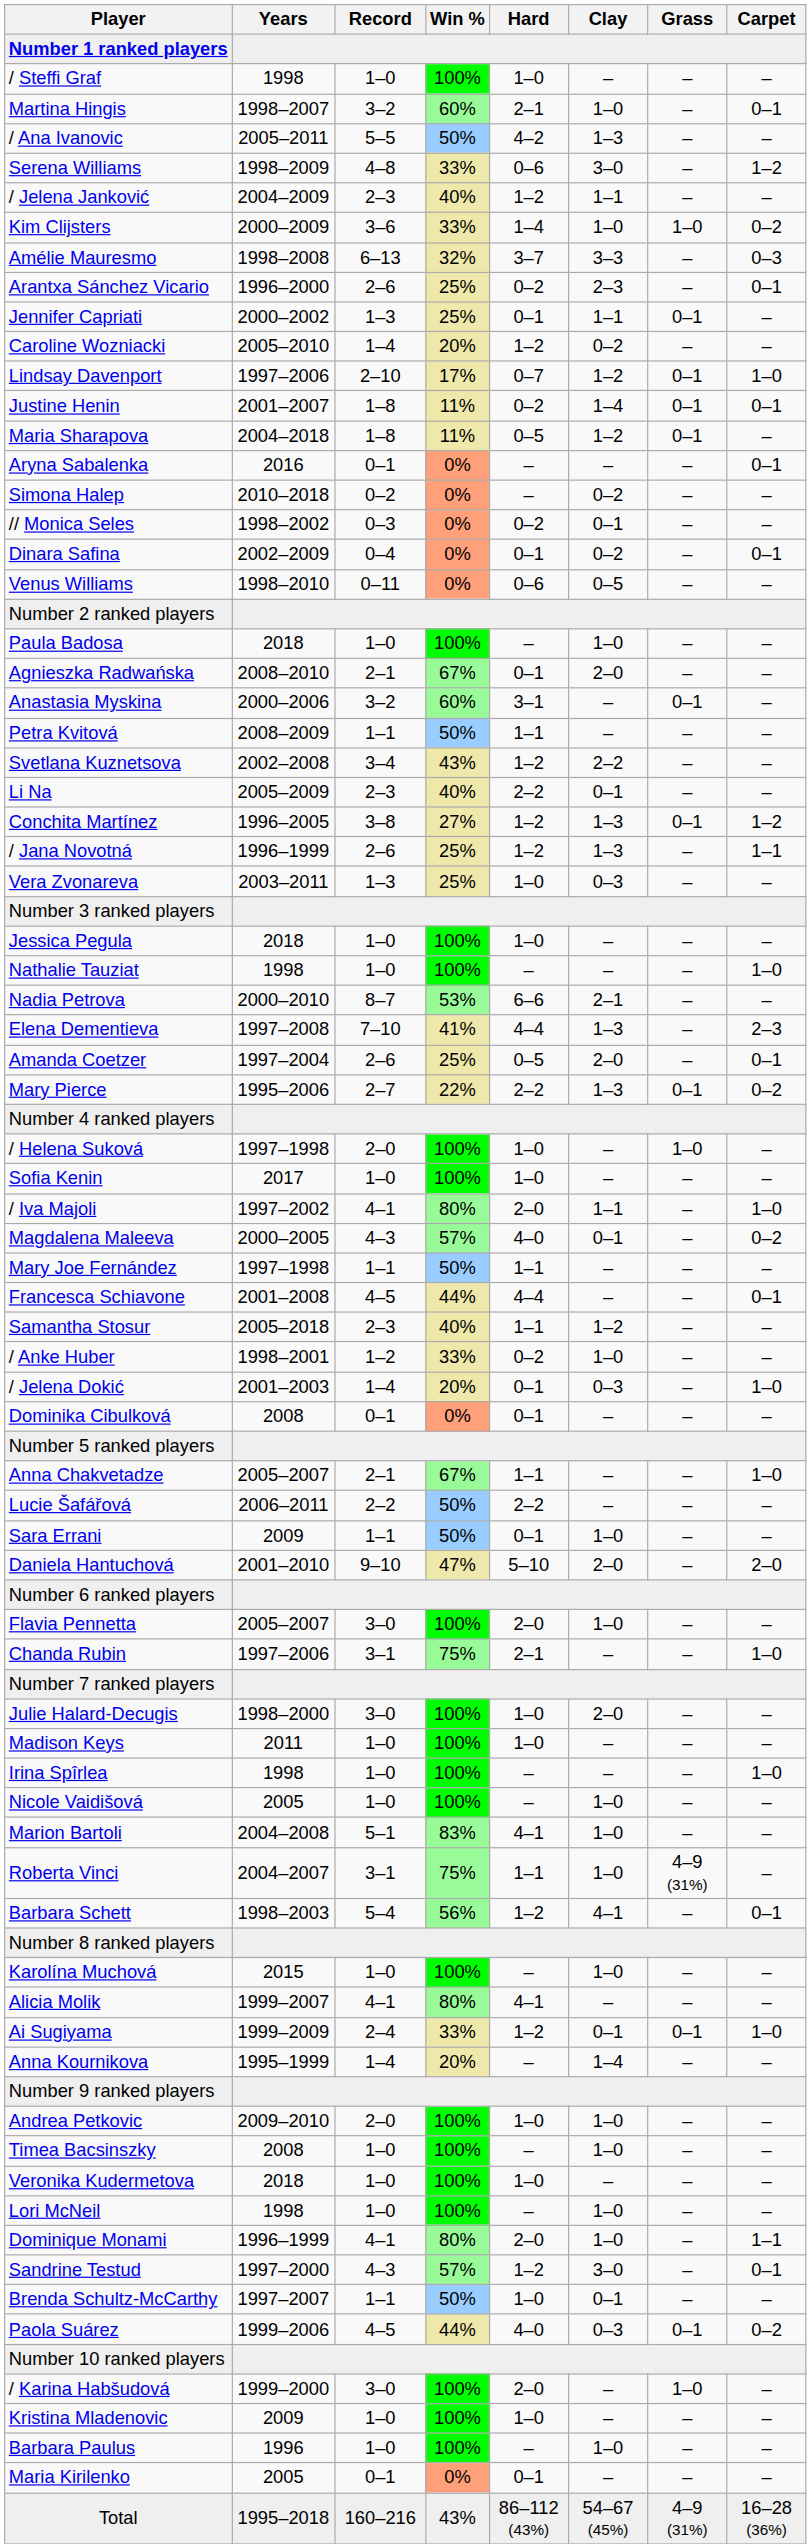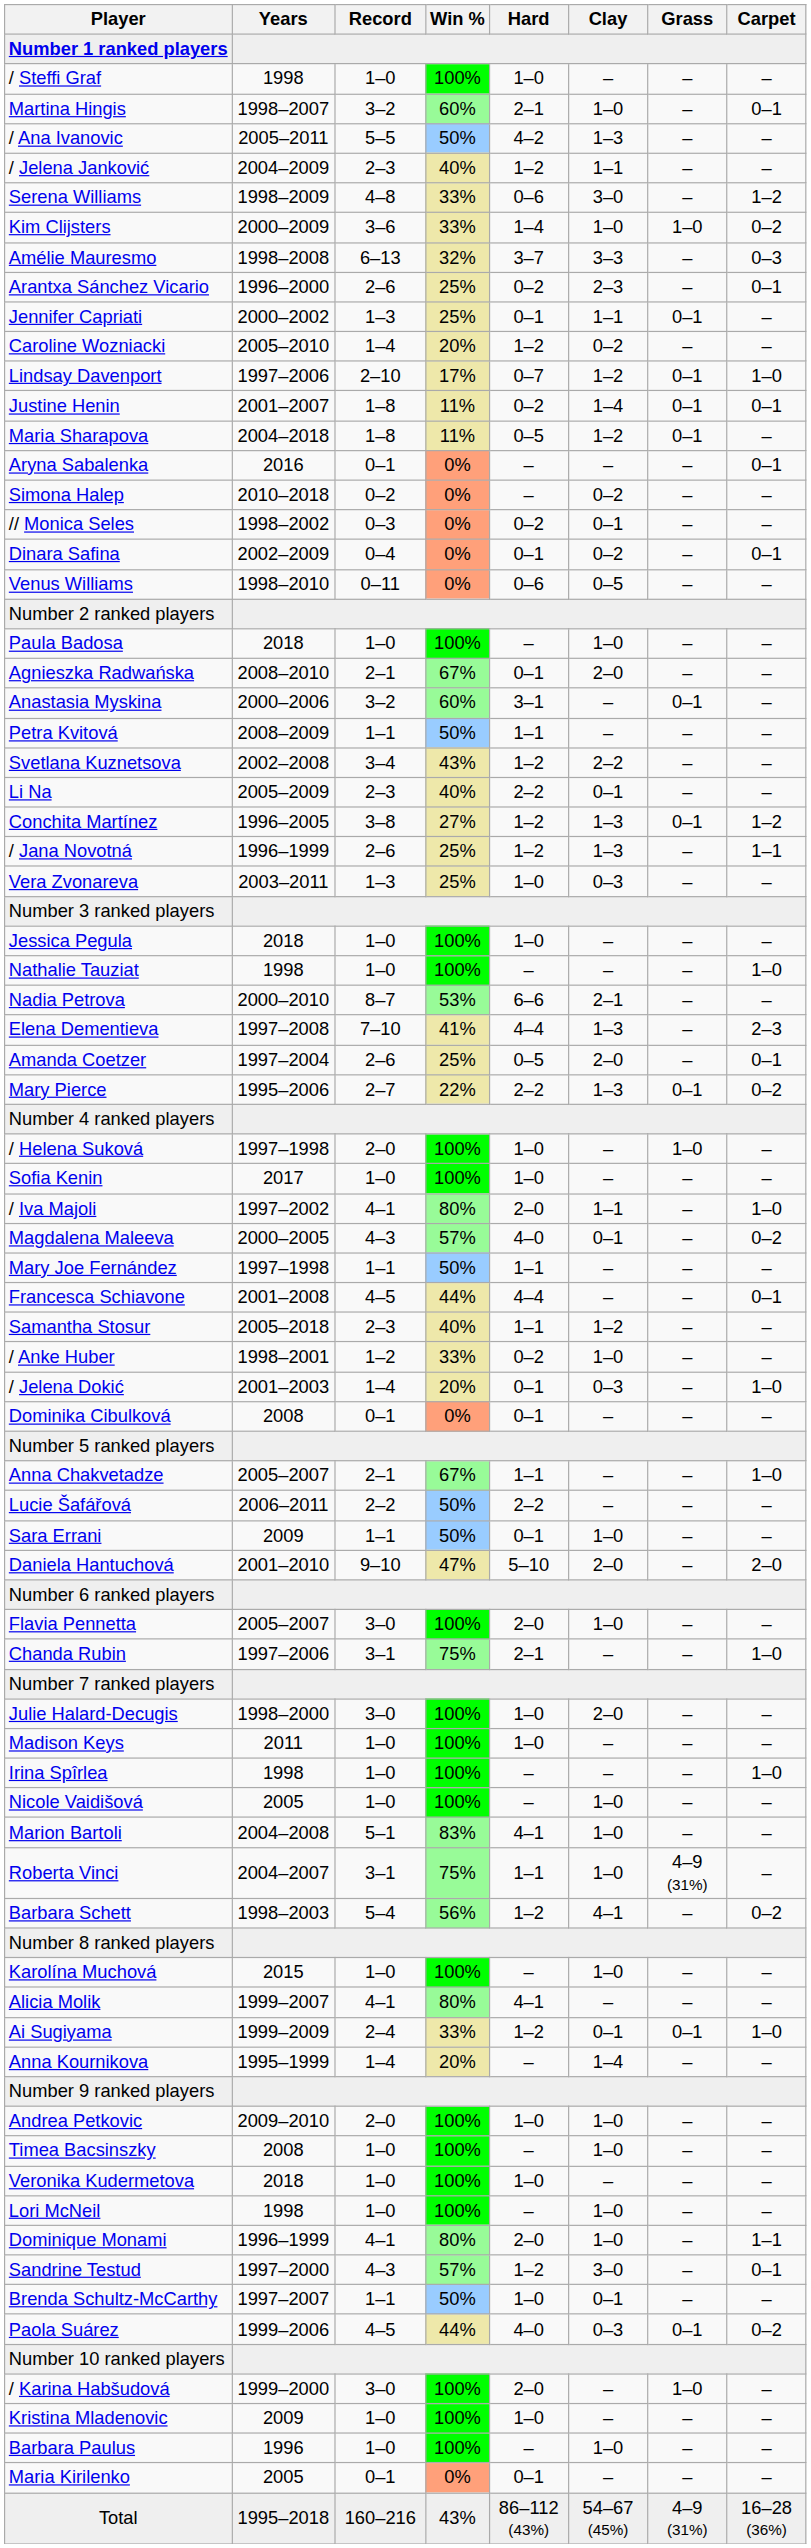rows swapped: (79, 197) <-> (75, 167)
(767, 1912) 0–1 -> (767, 1912) 0–2
